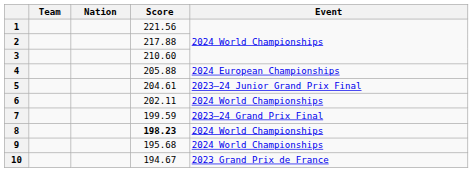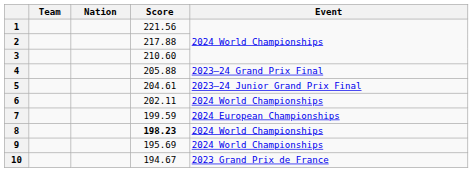(266, 71) 2024 European Championships -> (257, 71) 2023–24 Grand Prix Final
(257, 116) 2023–24 Grand Prix Final -> (266, 116) 2024 European Championships
(160, 145) 195.68 -> (160, 145) 195.69
